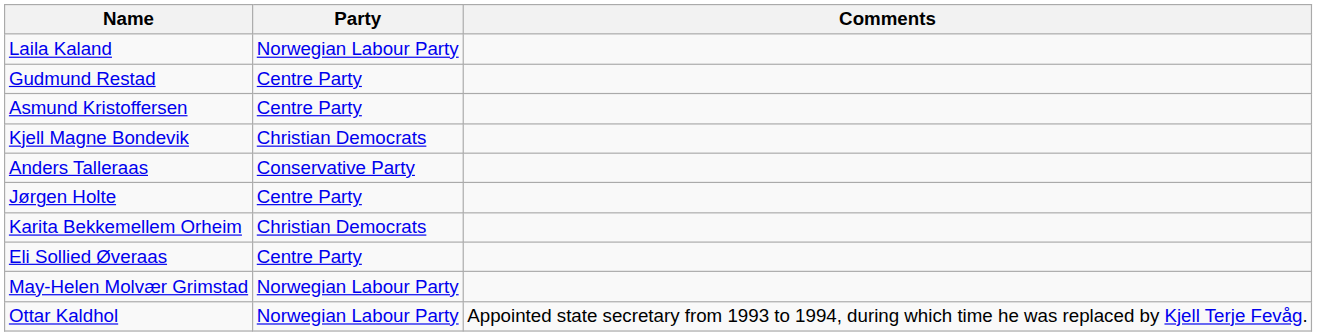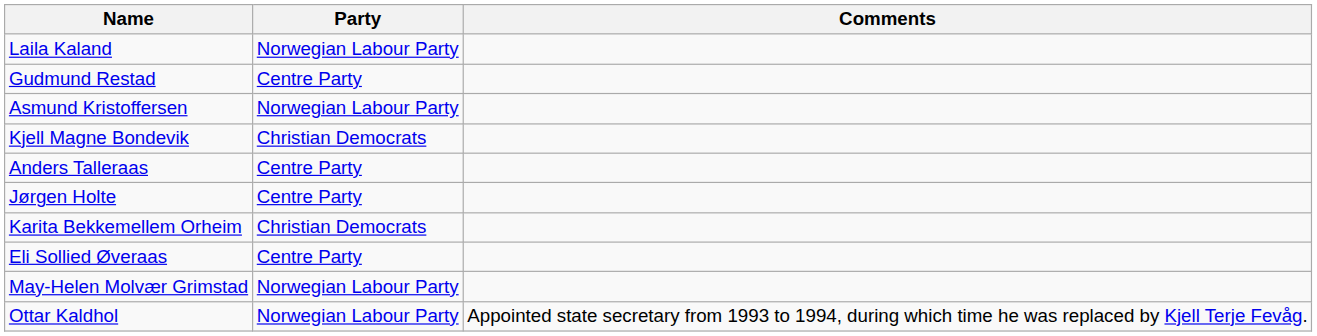(309, 108) Centre Party -> (358, 108) Norwegian Labour Party
(336, 167) Conservative Party -> (309, 167) Centre Party
